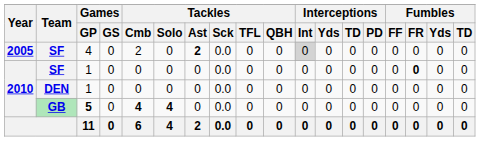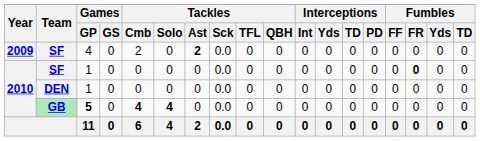(20, 51) 2005 -> (20, 51) 2009
(305, 51) lightgrey background -> (305, 51) no background
